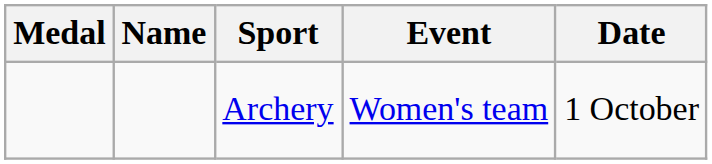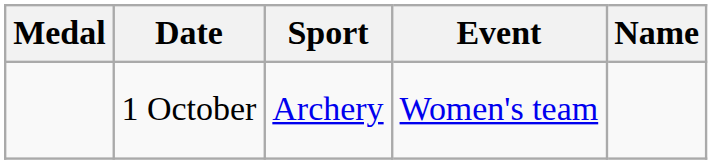columns swapped: (164, 32) <-> (632, 32)
